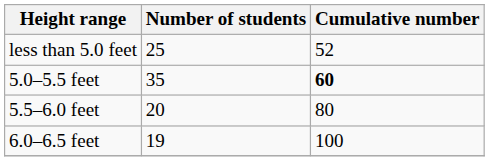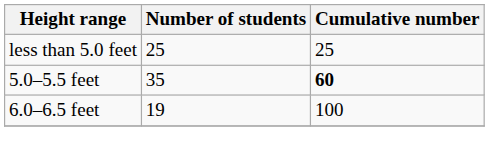(324, 49) 52 -> (324, 49) 25
- row: (54, 110)
